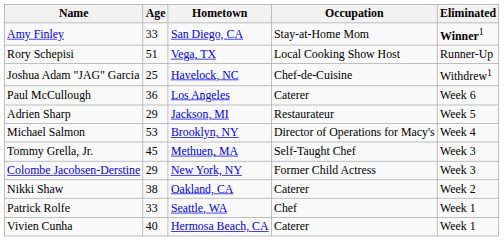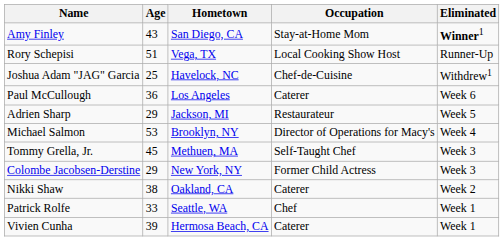(152, 34) 33 -> (152, 34) 43
(152, 226) 40 -> (152, 226) 39
